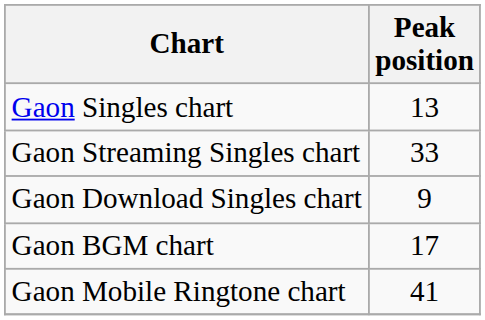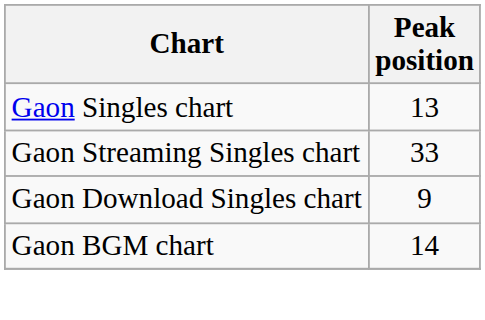(425, 245) 17 -> (425, 245) 14
- row: (179, 291)
